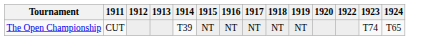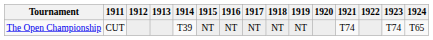+ column: (347, 12)
